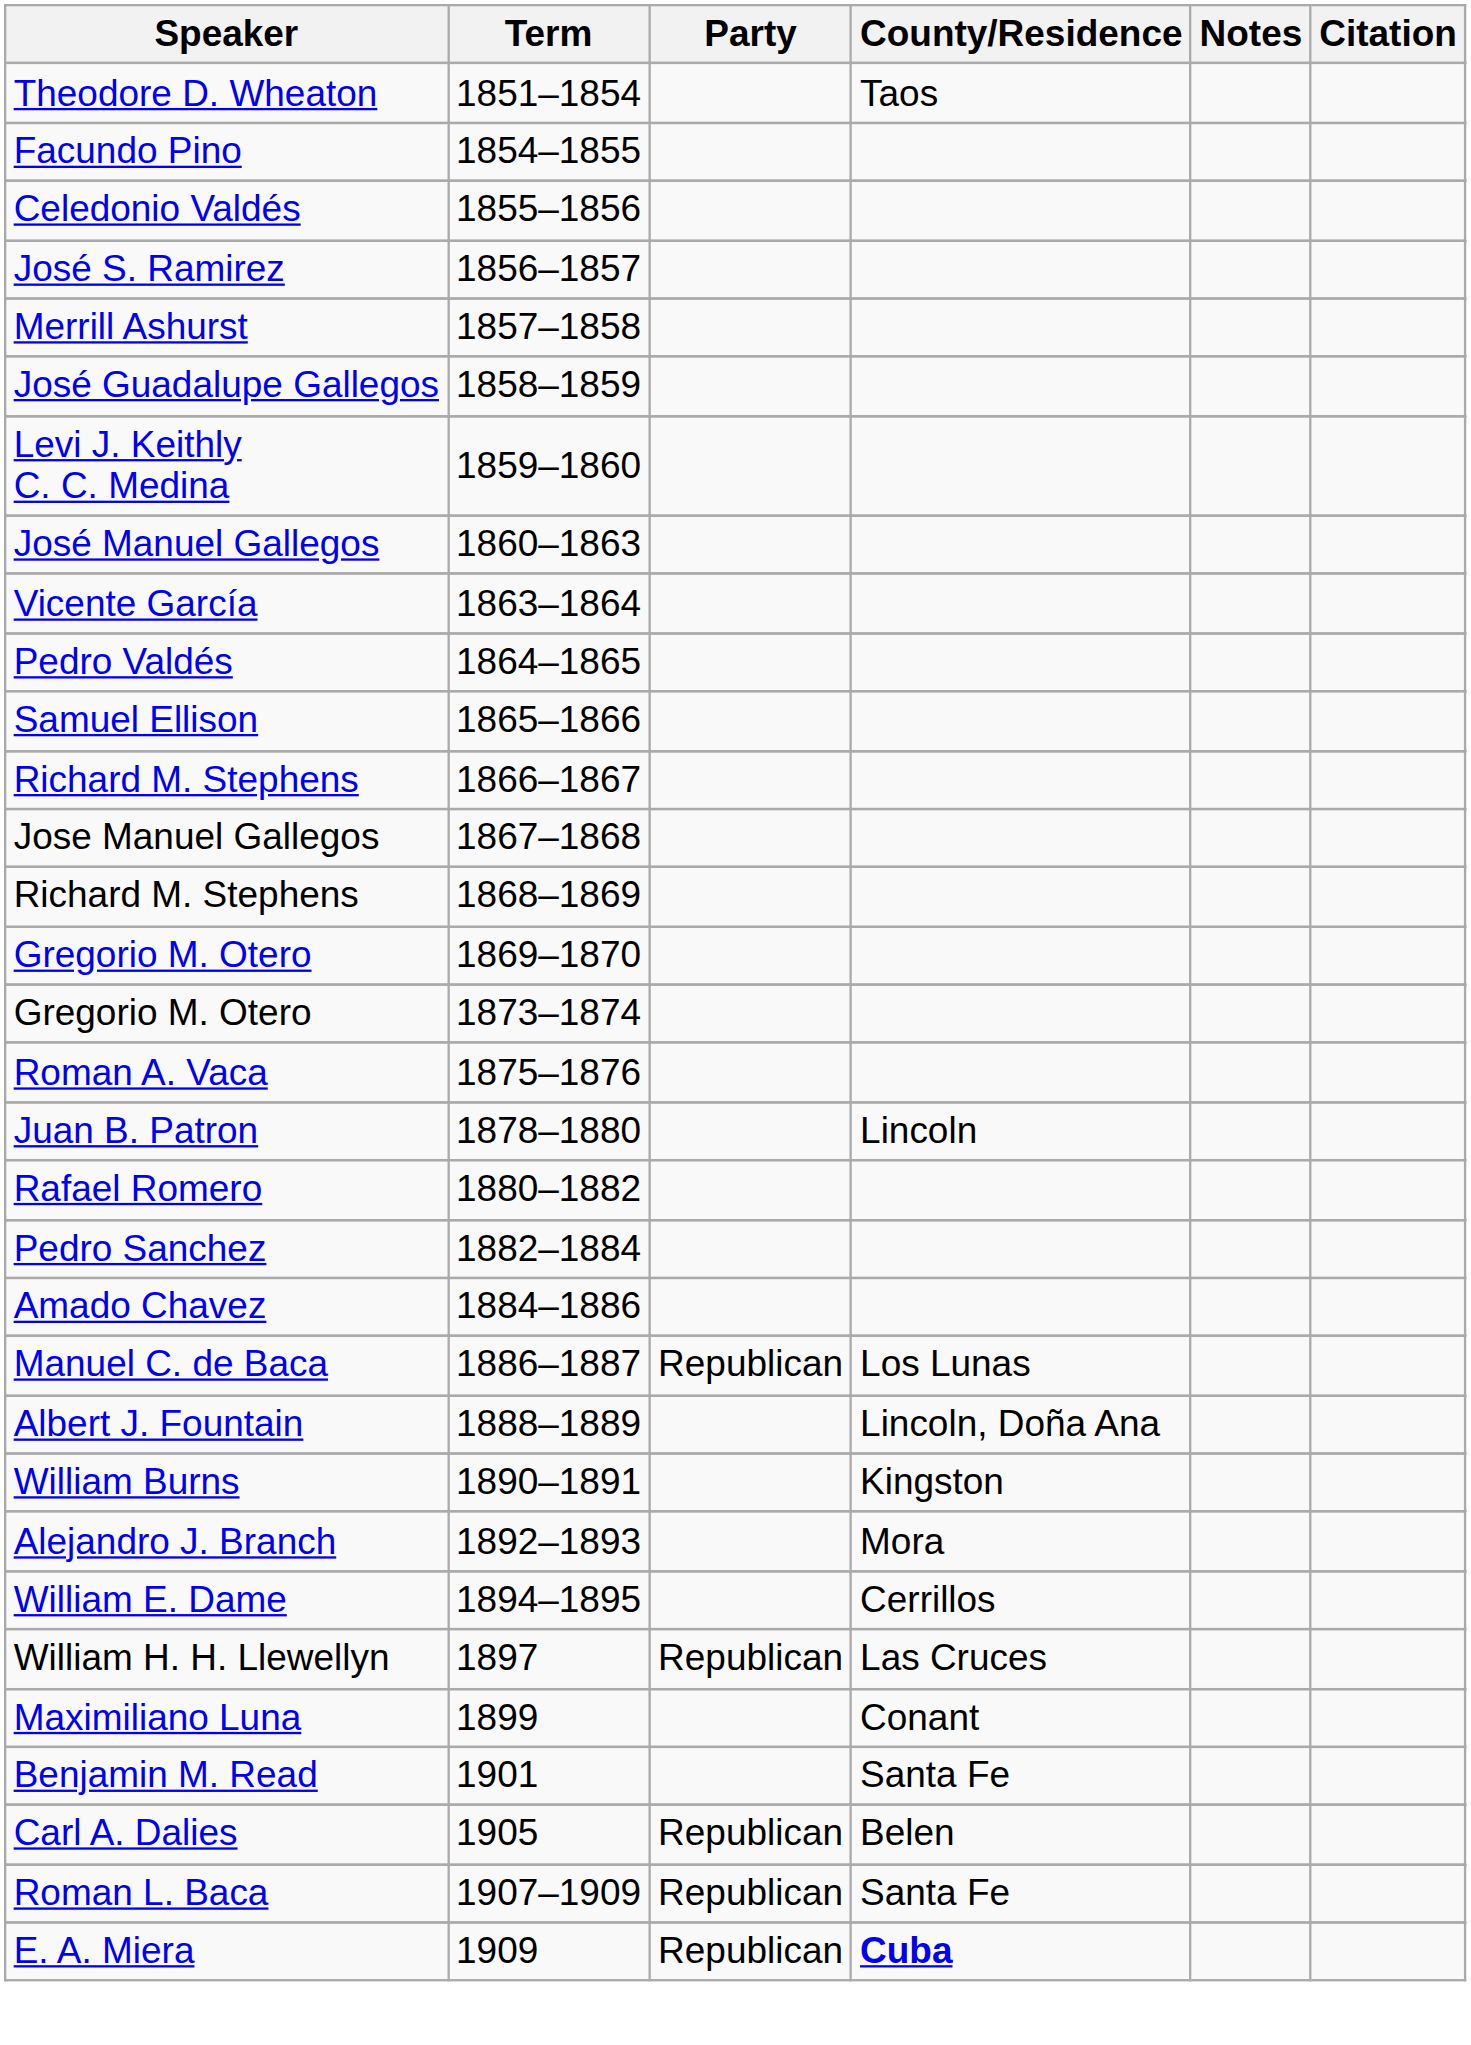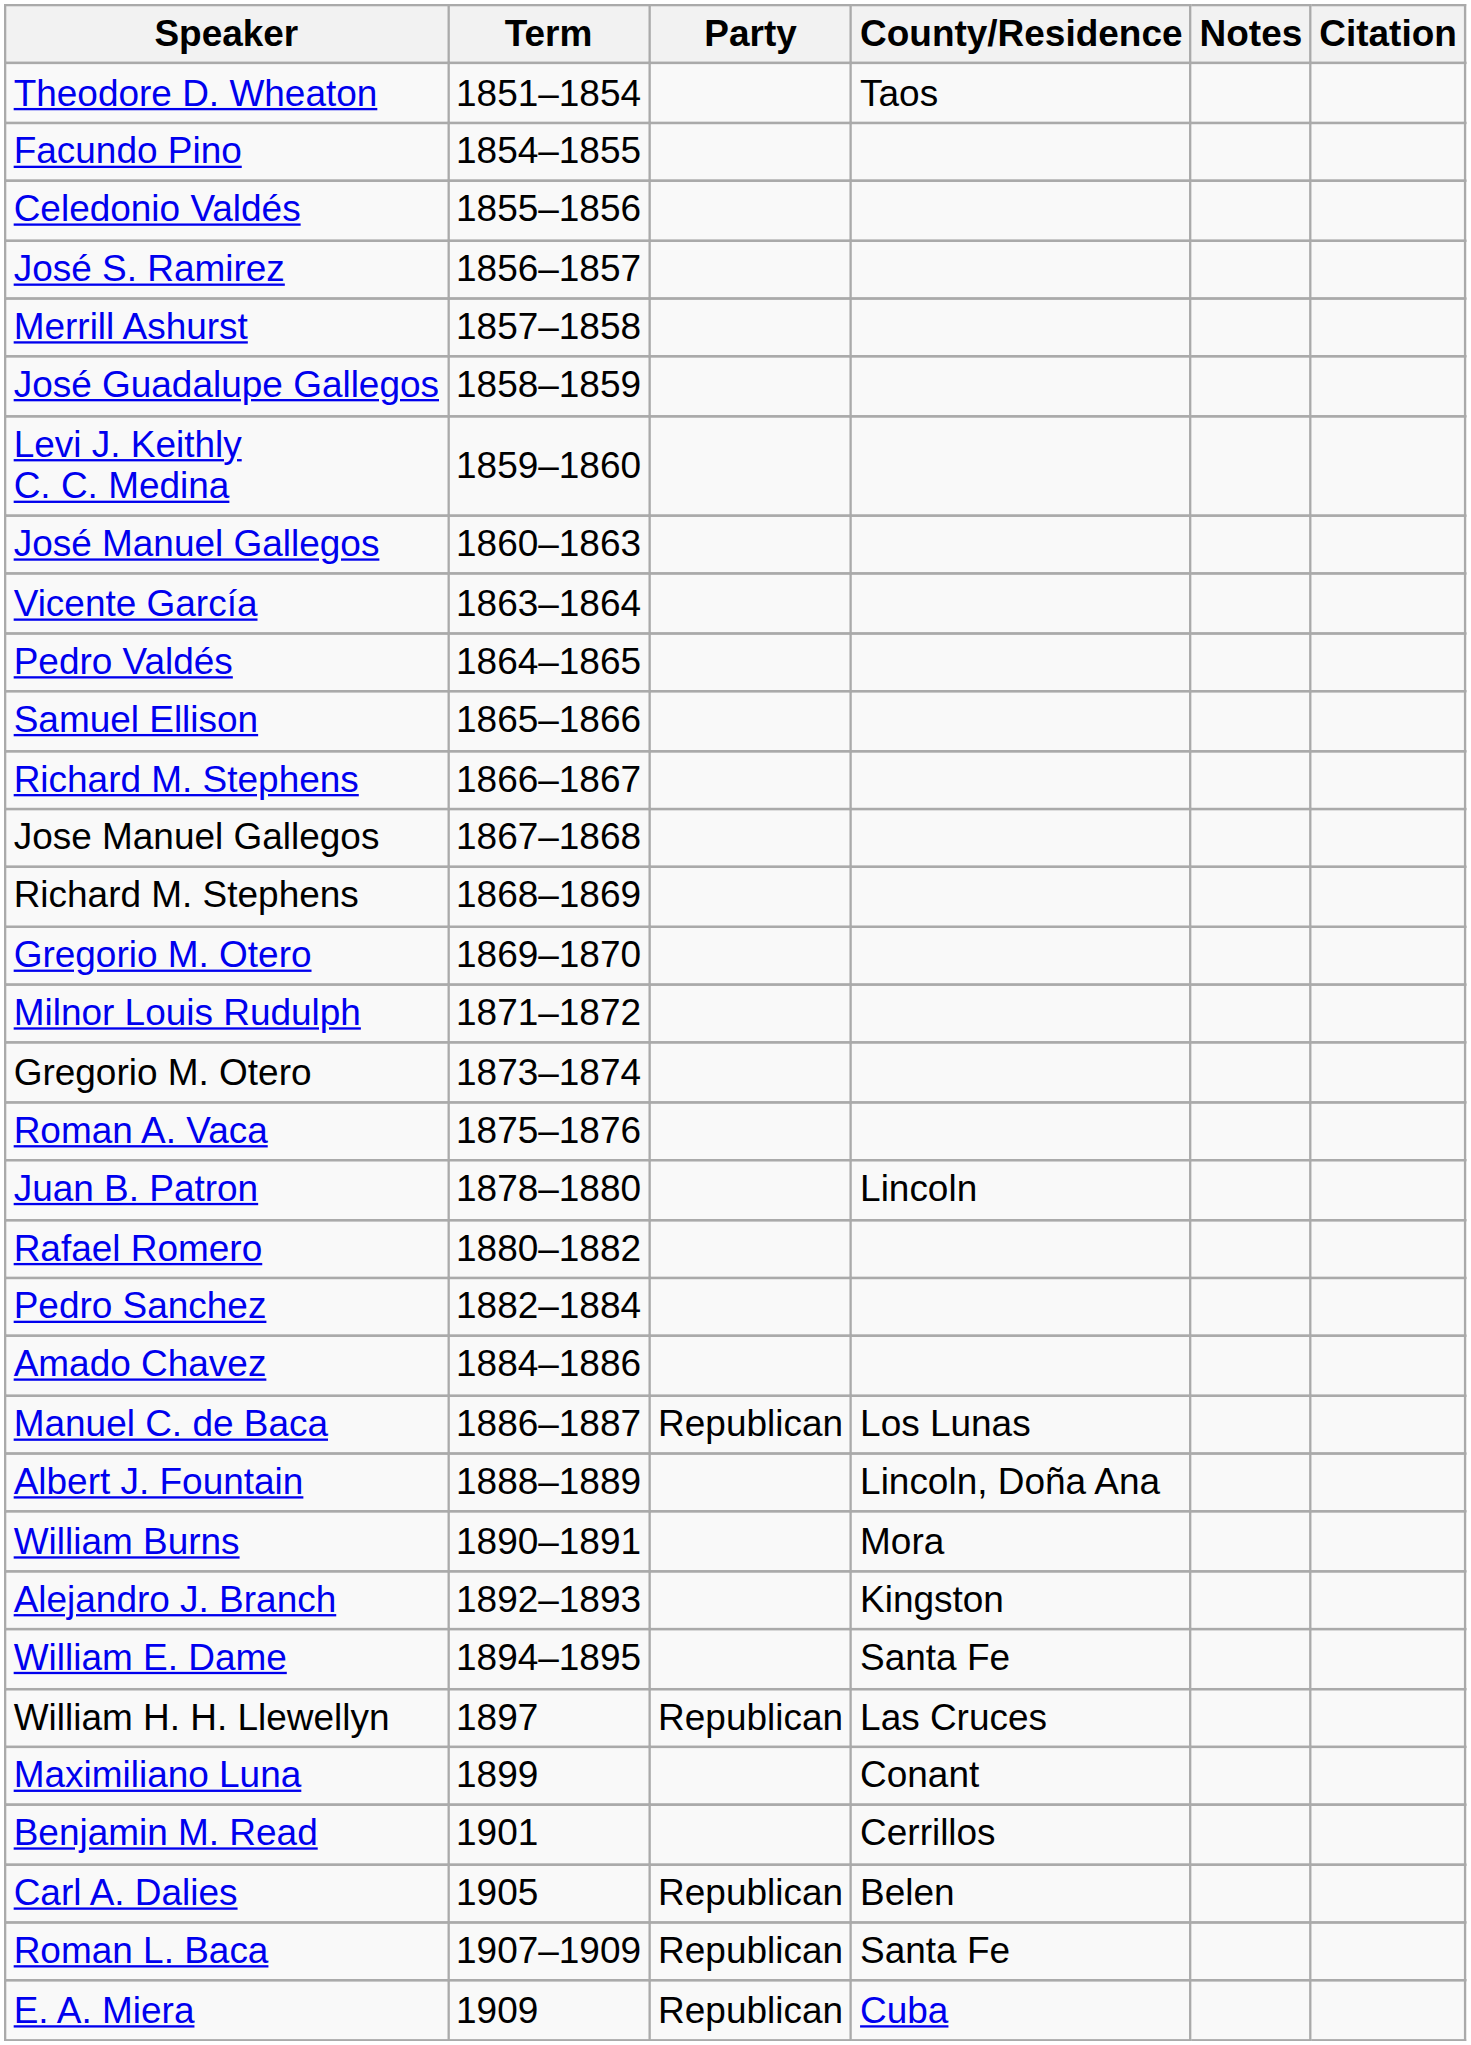+ row: (187, 1013)
(932, 1482) Kingston -> (902, 1540) Mora
(902, 1540) Mora -> (932, 1599) Kingston
(928, 1599) Cerrillos -> (935, 1658) Santa Fe
(935, 1775) Santa Fe -> (928, 1833) Cerrillos
(906, 1951) bold -> (904, 2009) normal
